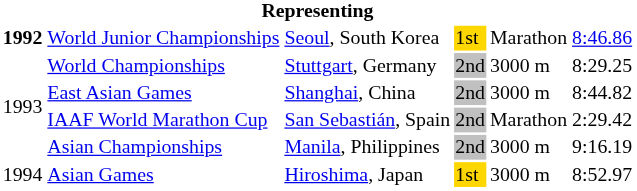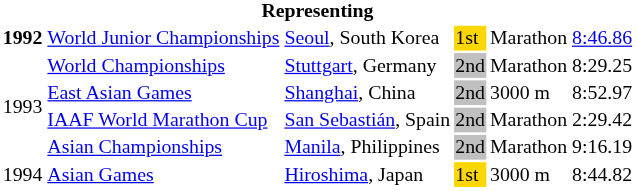(520, 65) 3000 m -> (529, 65) Marathon
(602, 92) 8:44.82 -> (602, 92) 8:52.97
(520, 147) 3000 m -> (529, 147) Marathon
(602, 174) 8:52.97 -> (602, 174) 8:44.82
